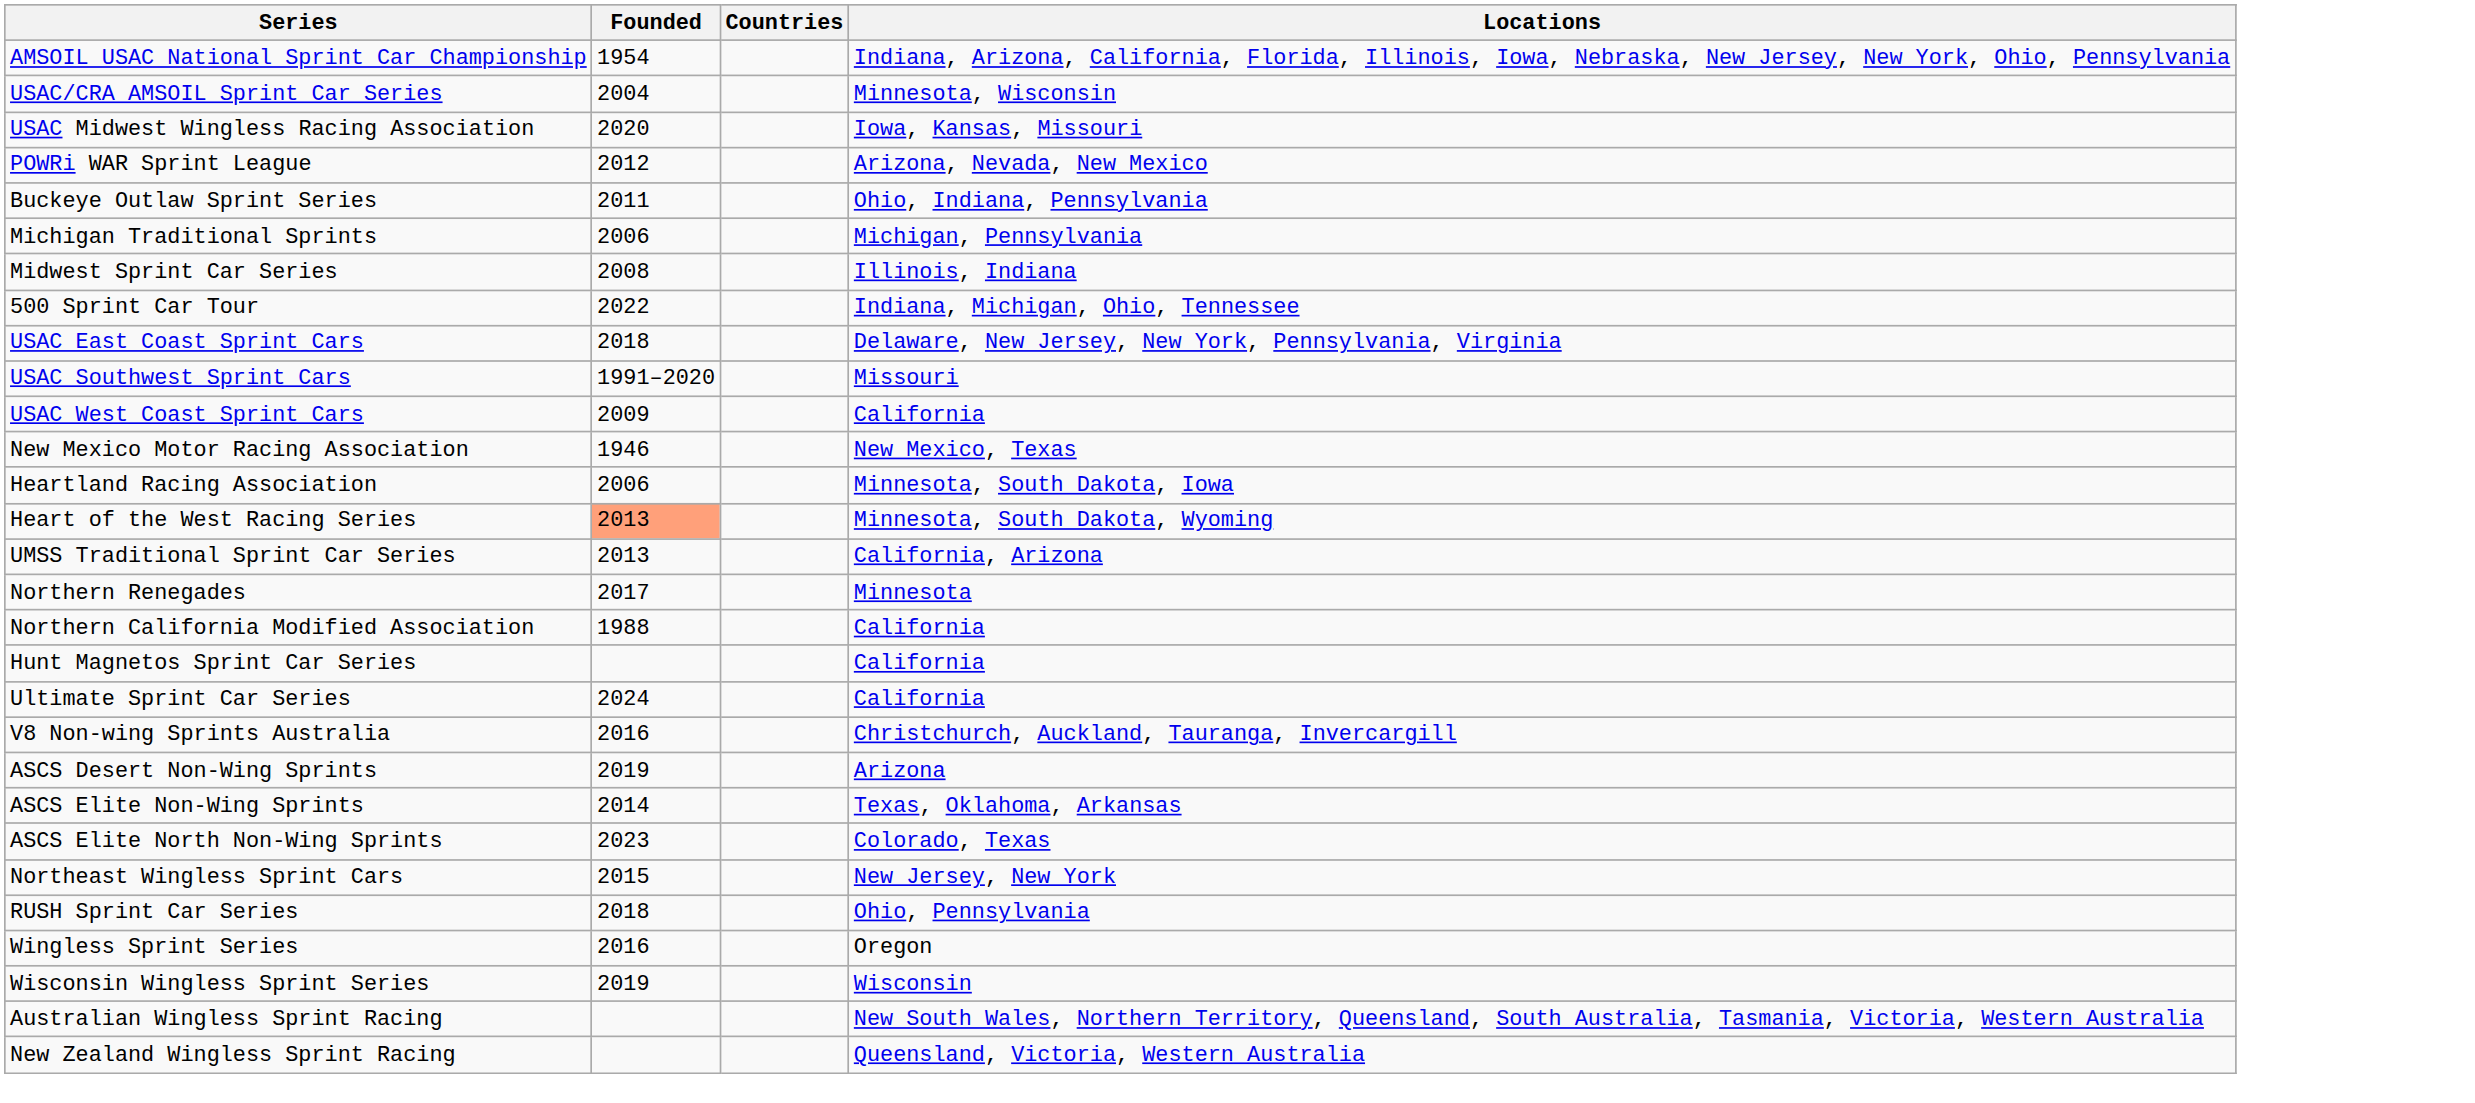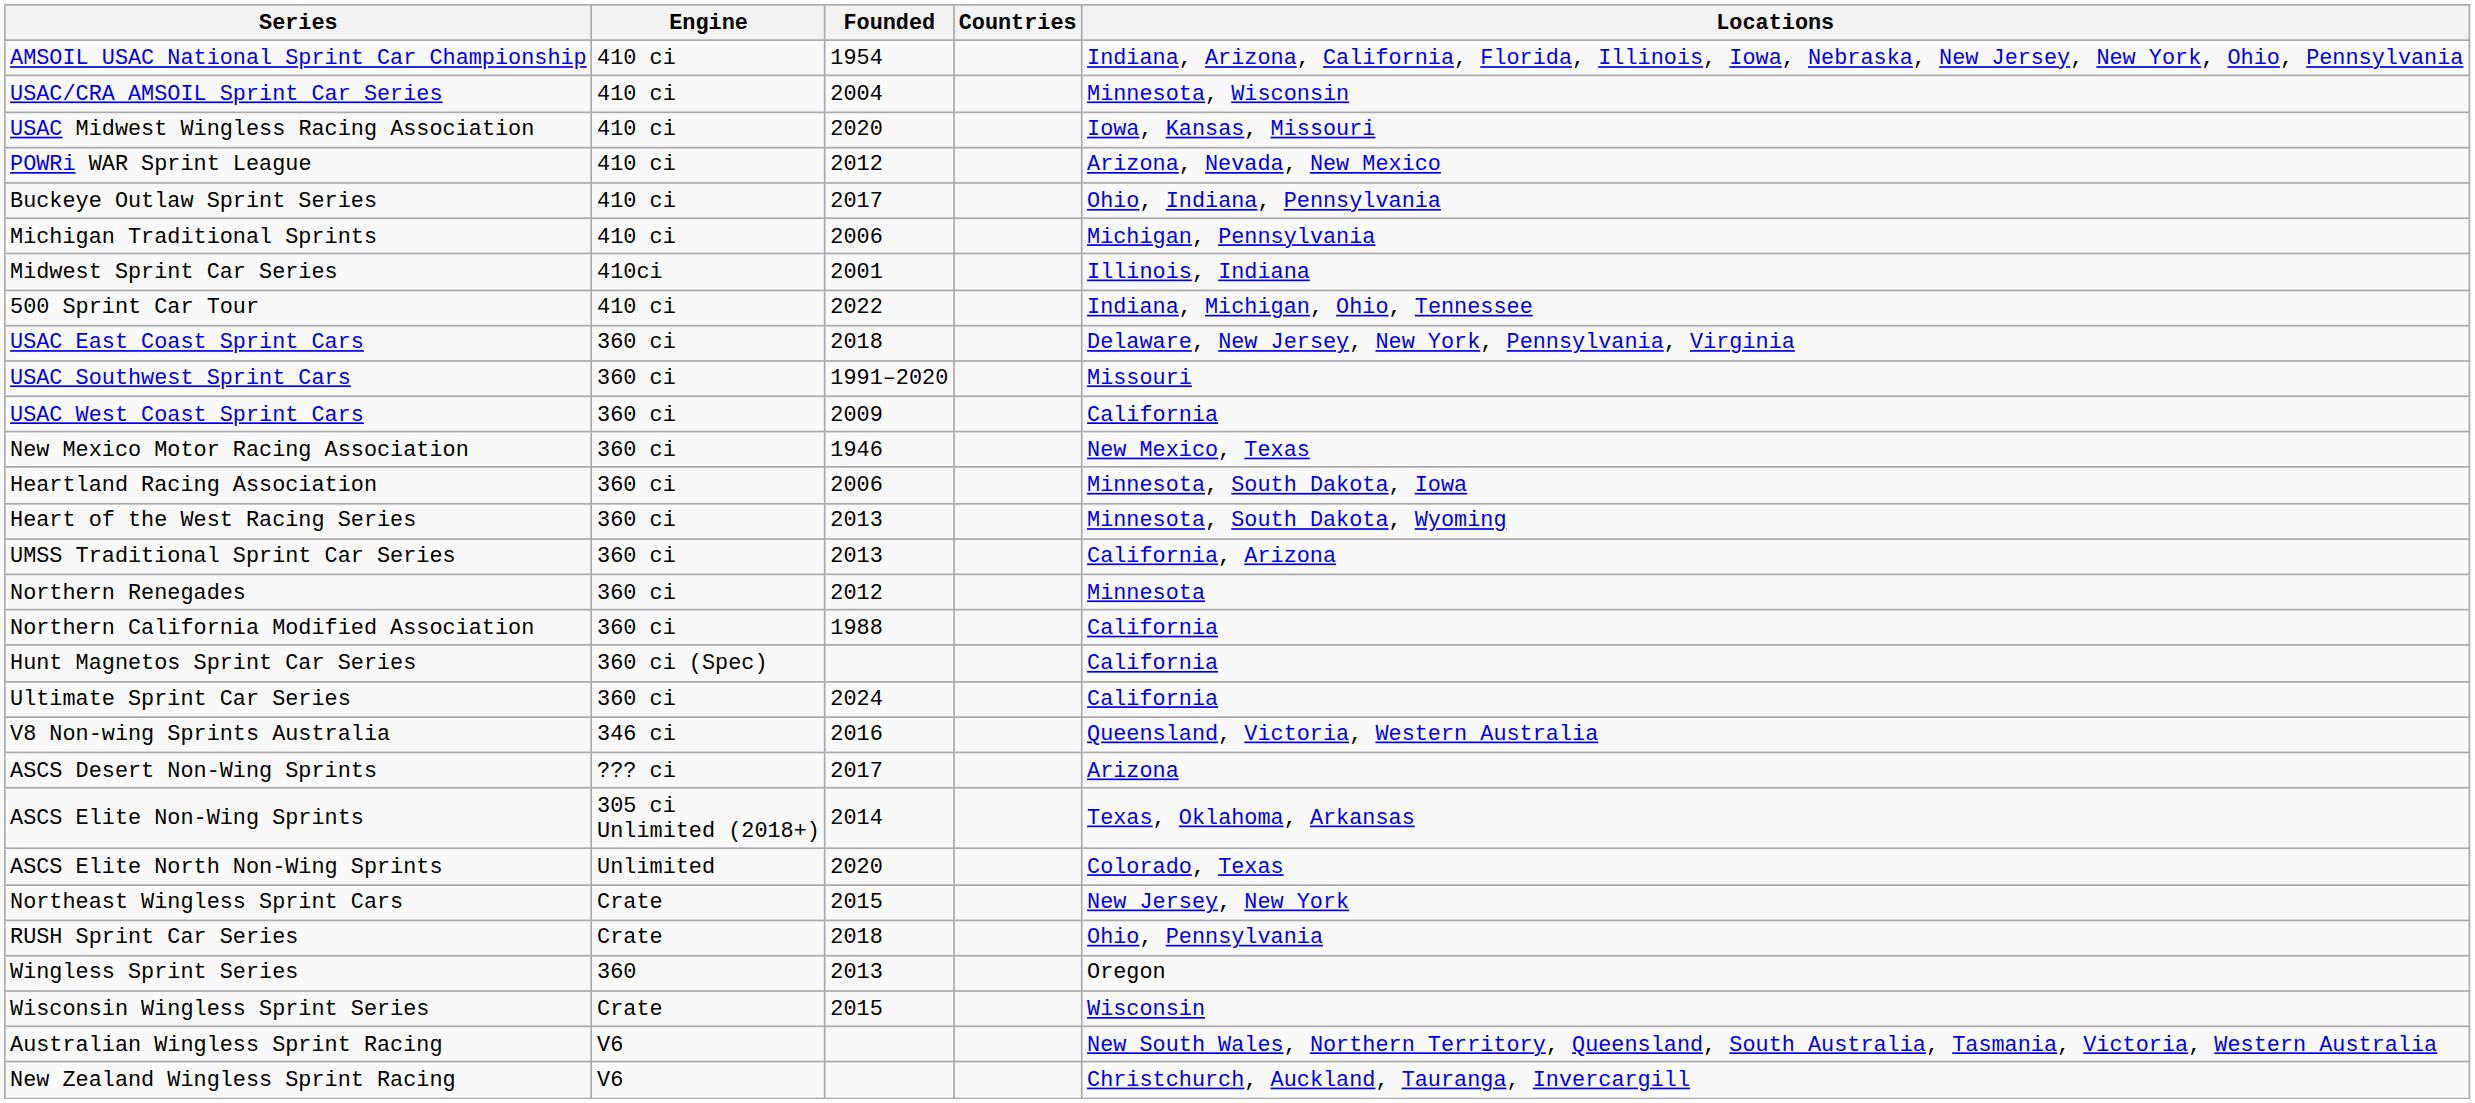+ column: (709, 23)
(623, 201) 2011 -> (857, 201) 2017
(623, 272) 2008 -> (857, 272) 2001
(623, 521) lightsalmon background -> (857, 521) no background
(623, 592) 2017 -> (857, 592) 2012
(1155, 735) Christchurch, Auckland, Tauranga, Invercargill -> (1343, 735) Queensland, Victoria, Western Australia
(623, 770) 2019 -> (857, 770) 2017
(623, 841) 2023 -> (857, 867) 2020
(623, 948) 2016 -> (857, 973) 2013
(623, 984) 2019 -> (857, 1009) 2015
(1109, 1055) Queensland, Victoria, Western Australia -> (1389, 1080) Christchurch, Auckland, Tauranga, Invercargill
